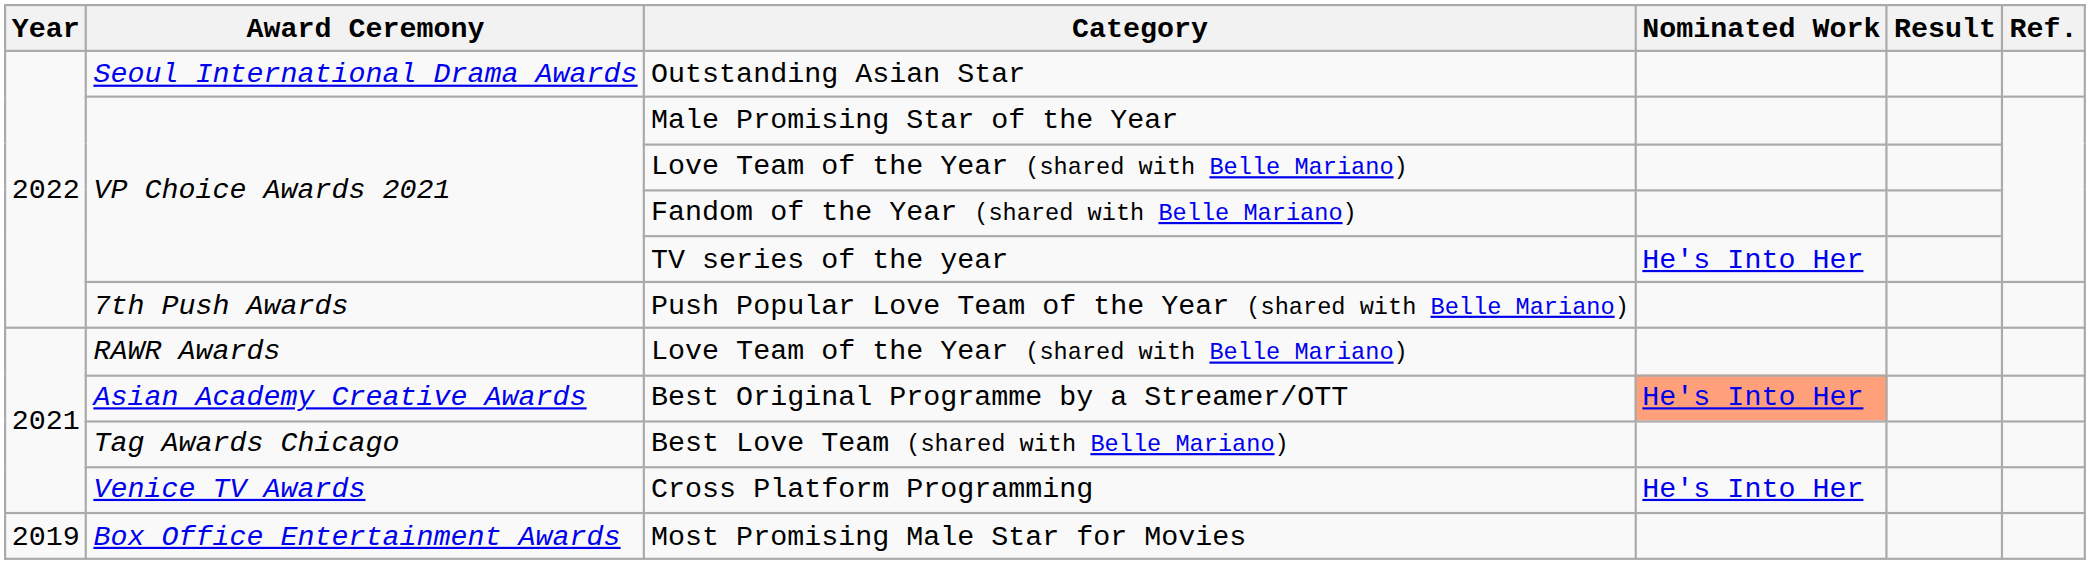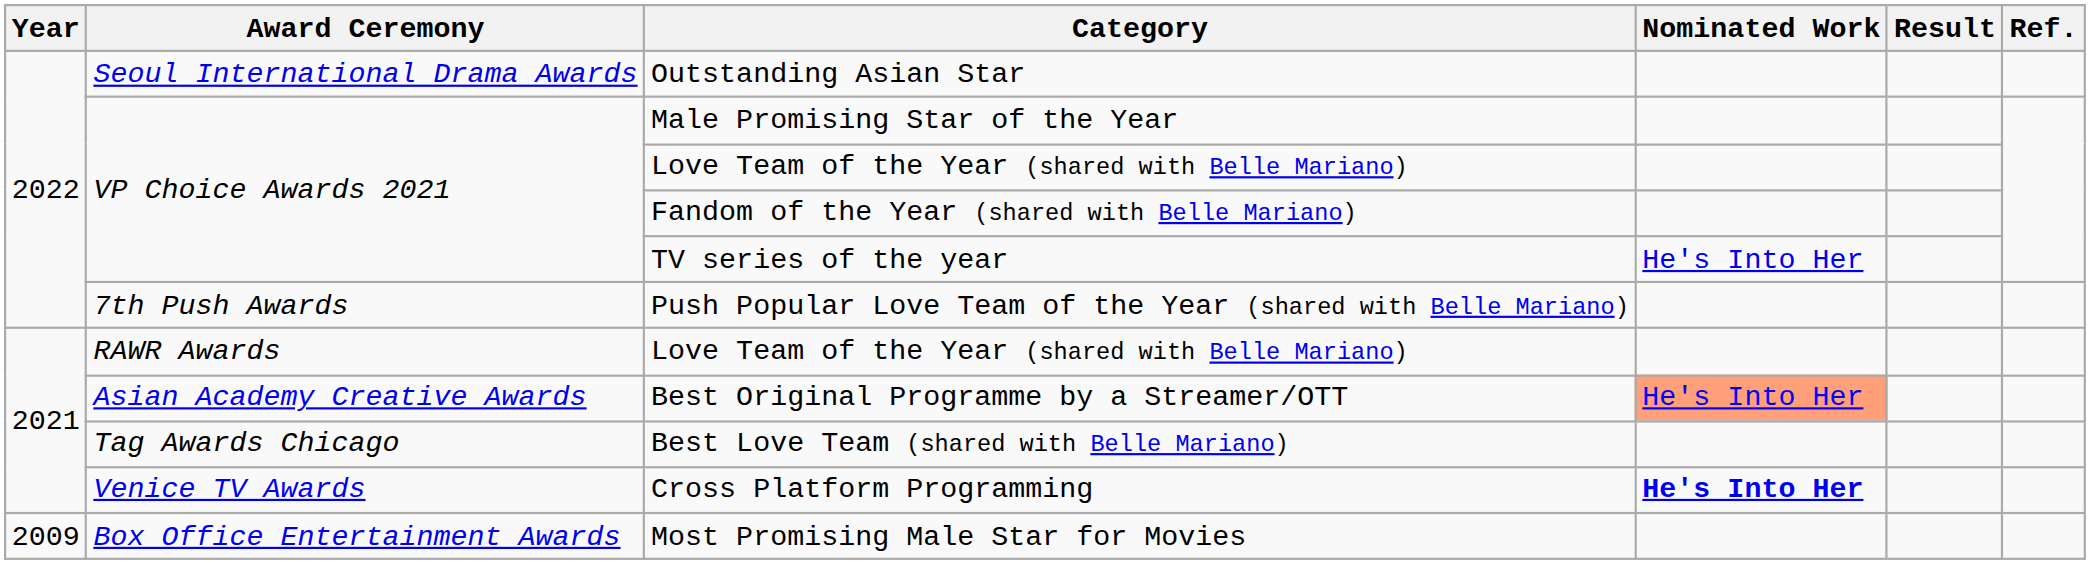(1753, 490) normal -> (1753, 490) bold
(46, 536) 2019 -> (46, 536) 2009
